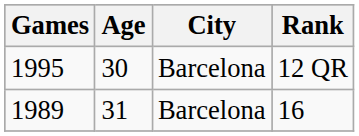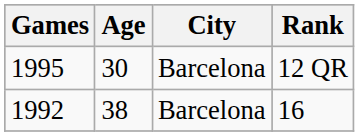(38, 109) 1989 -> (38, 109) 1992
(115, 109) 31 -> (115, 109) 38
